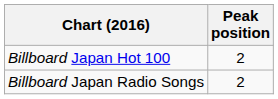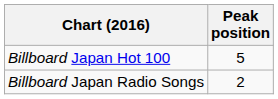(241, 57) 2 -> (241, 57) 5
